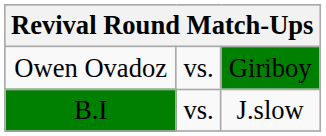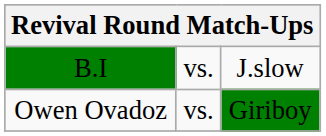rows swapped: (91, 109) <-> (91, 67)
